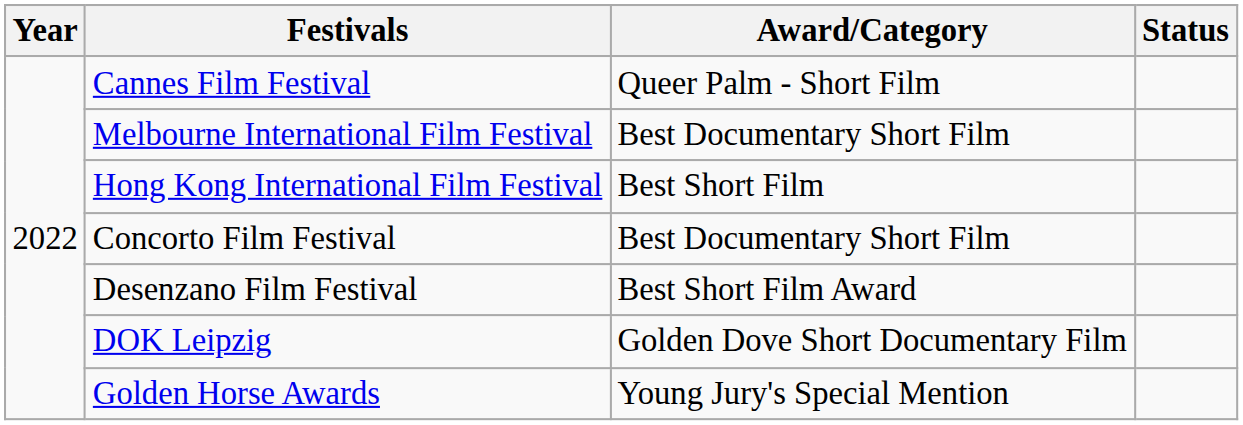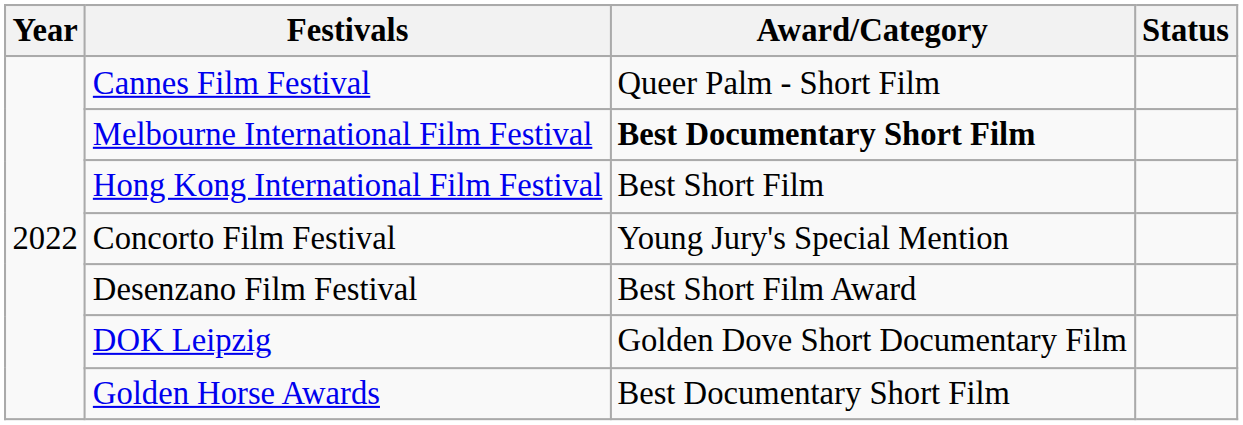(814, 133) normal -> (826, 133) bold
(814, 237) Best Documentary Short Film -> (813, 237) Young Jury's Special Mention
(813, 392) Young Jury's Special Mention -> (814, 392) Best Documentary Short Film
